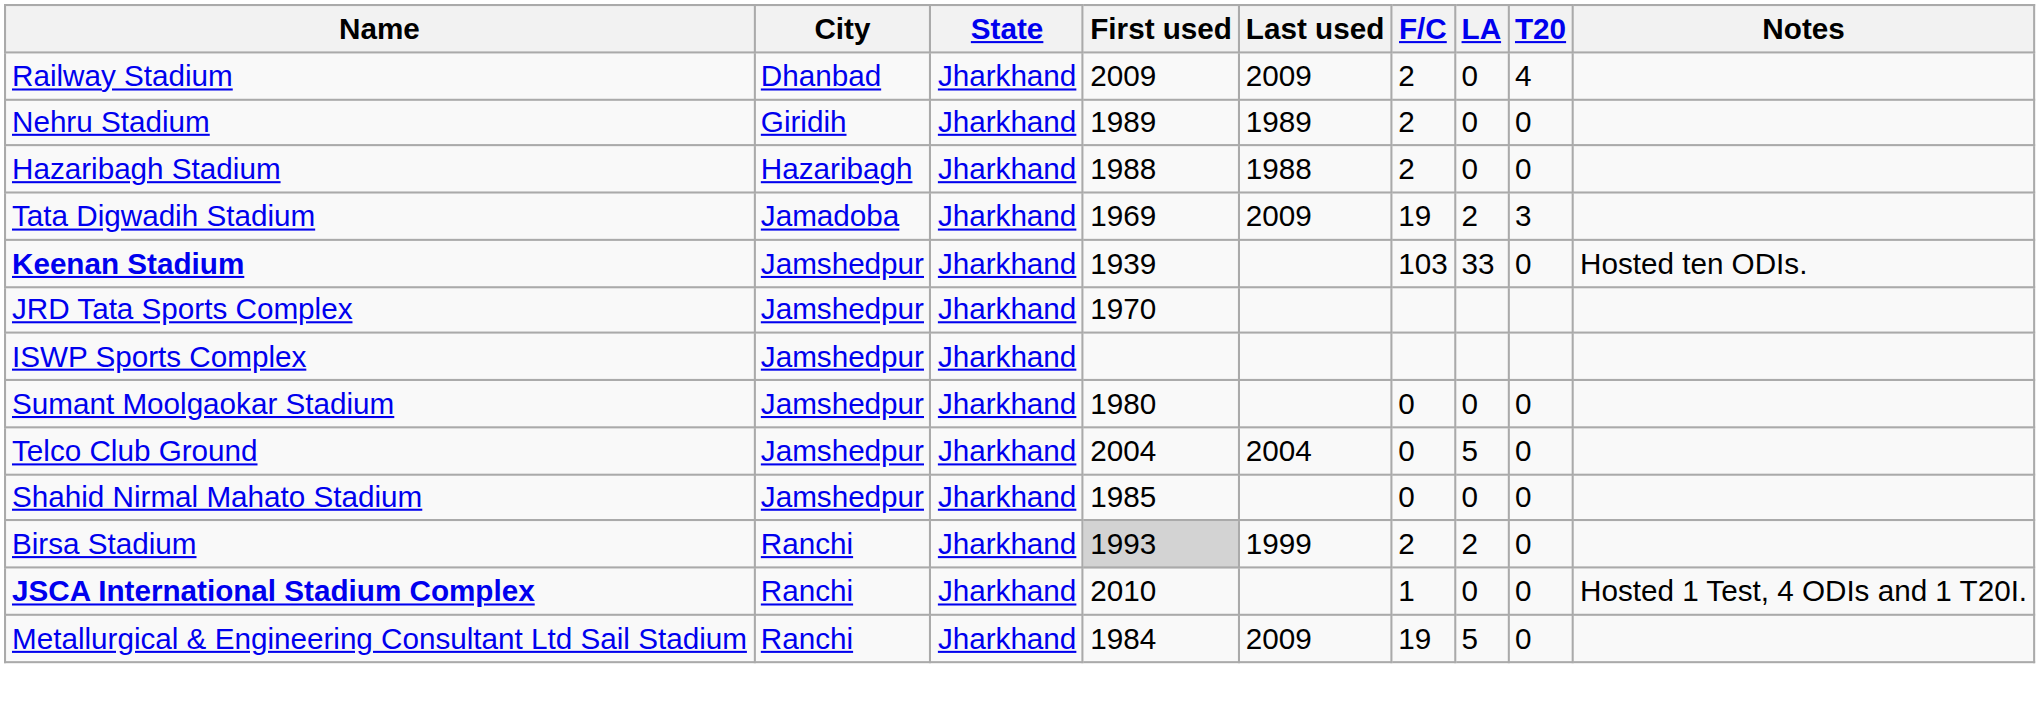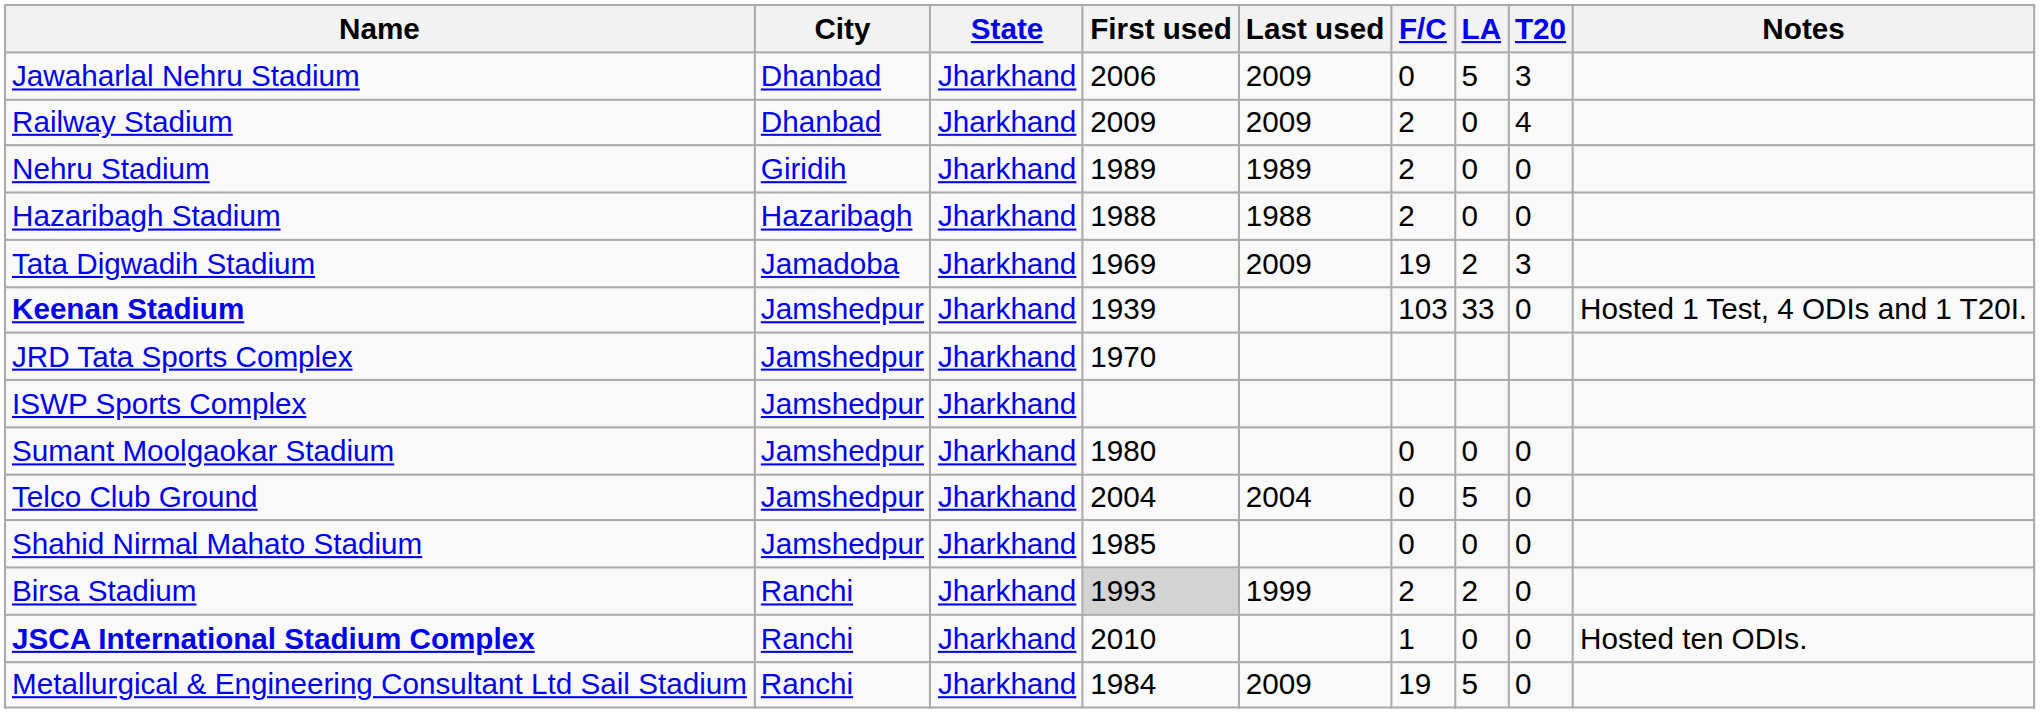+ row: (186, 76)
(1694, 263) Hosted ten ODIs. -> (1804, 310) Hosted 1 Test, 4 ODIs and 1 T20I.
(1804, 591) Hosted 1 Test, 4 ODIs and 1 T20I. -> (1694, 638) Hosted ten ODIs.
